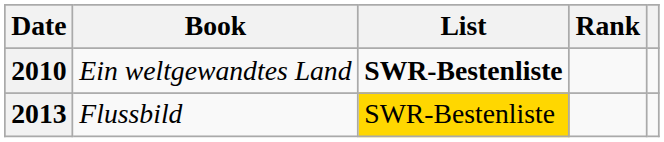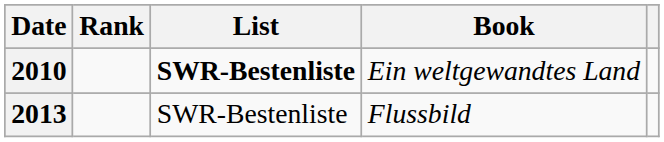columns swapped: (215, 26) <-> (608, 26)
(460, 114) gold background -> (252, 114) no background
